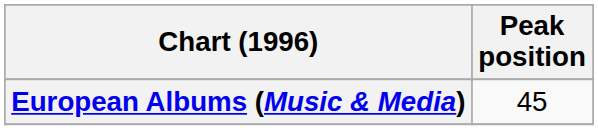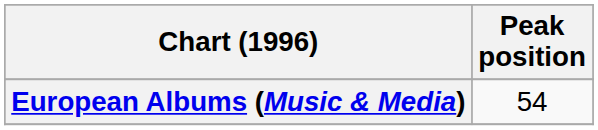(532, 101) 45 -> (532, 101) 54
